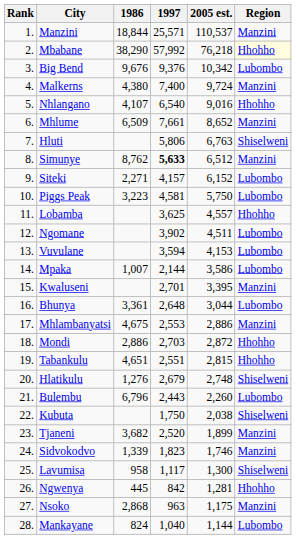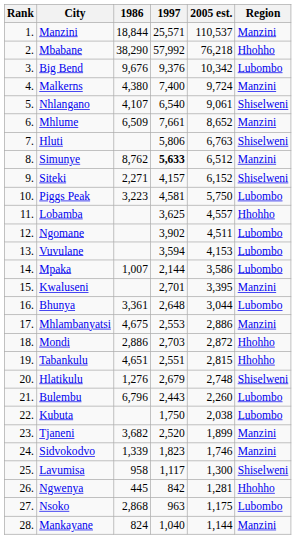(256, 50) lightyellow background -> (256, 50) no background
(219, 104) 9,016 -> (219, 104) 9,061
(256, 104) Hhohho -> (263, 104) Shiselweni
(260, 178) Lubombo -> (263, 178) Shiselweni
(263, 415) Shiselweni -> (260, 415) Lubombo
(257, 506) Manzini -> (260, 506) Lubombo
(260, 525) Lubombo -> (257, 525) Manzini
